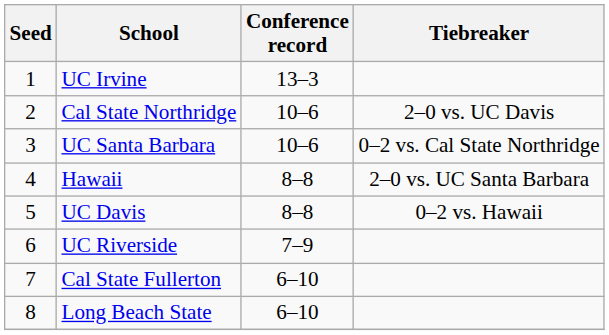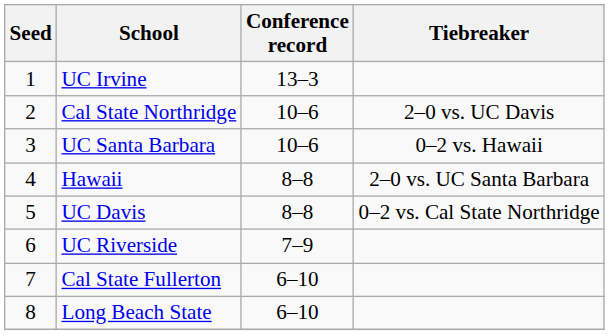(479, 145) 0–2 vs. Cal State Northridge -> (479, 145) 0–2 vs. Hawaii
(479, 212) 0–2 vs. Hawaii -> (479, 212) 0–2 vs. Cal State Northridge
